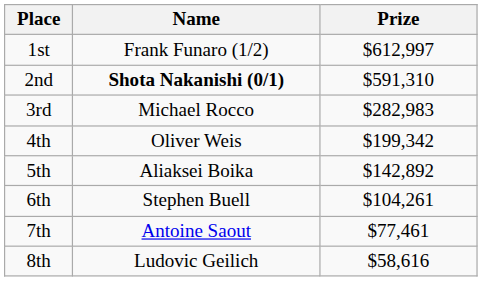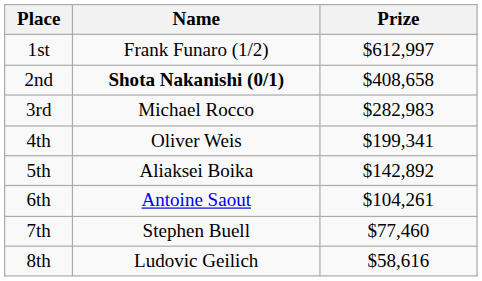(398, 79) $591,310 -> (398, 79) $408,658
(398, 140) $199,342 -> (398, 140) $199,341
(196, 200) Stephen Buell -> (196, 200) Antoine Saout
(196, 230) Antoine Saout -> (196, 230) Stephen Buell
(398, 230) $77,461 -> (398, 230) $77,460
